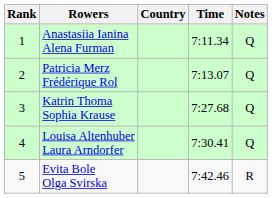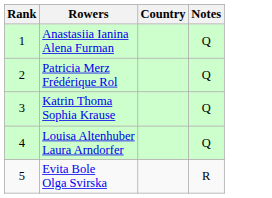- column: (210, 14)
